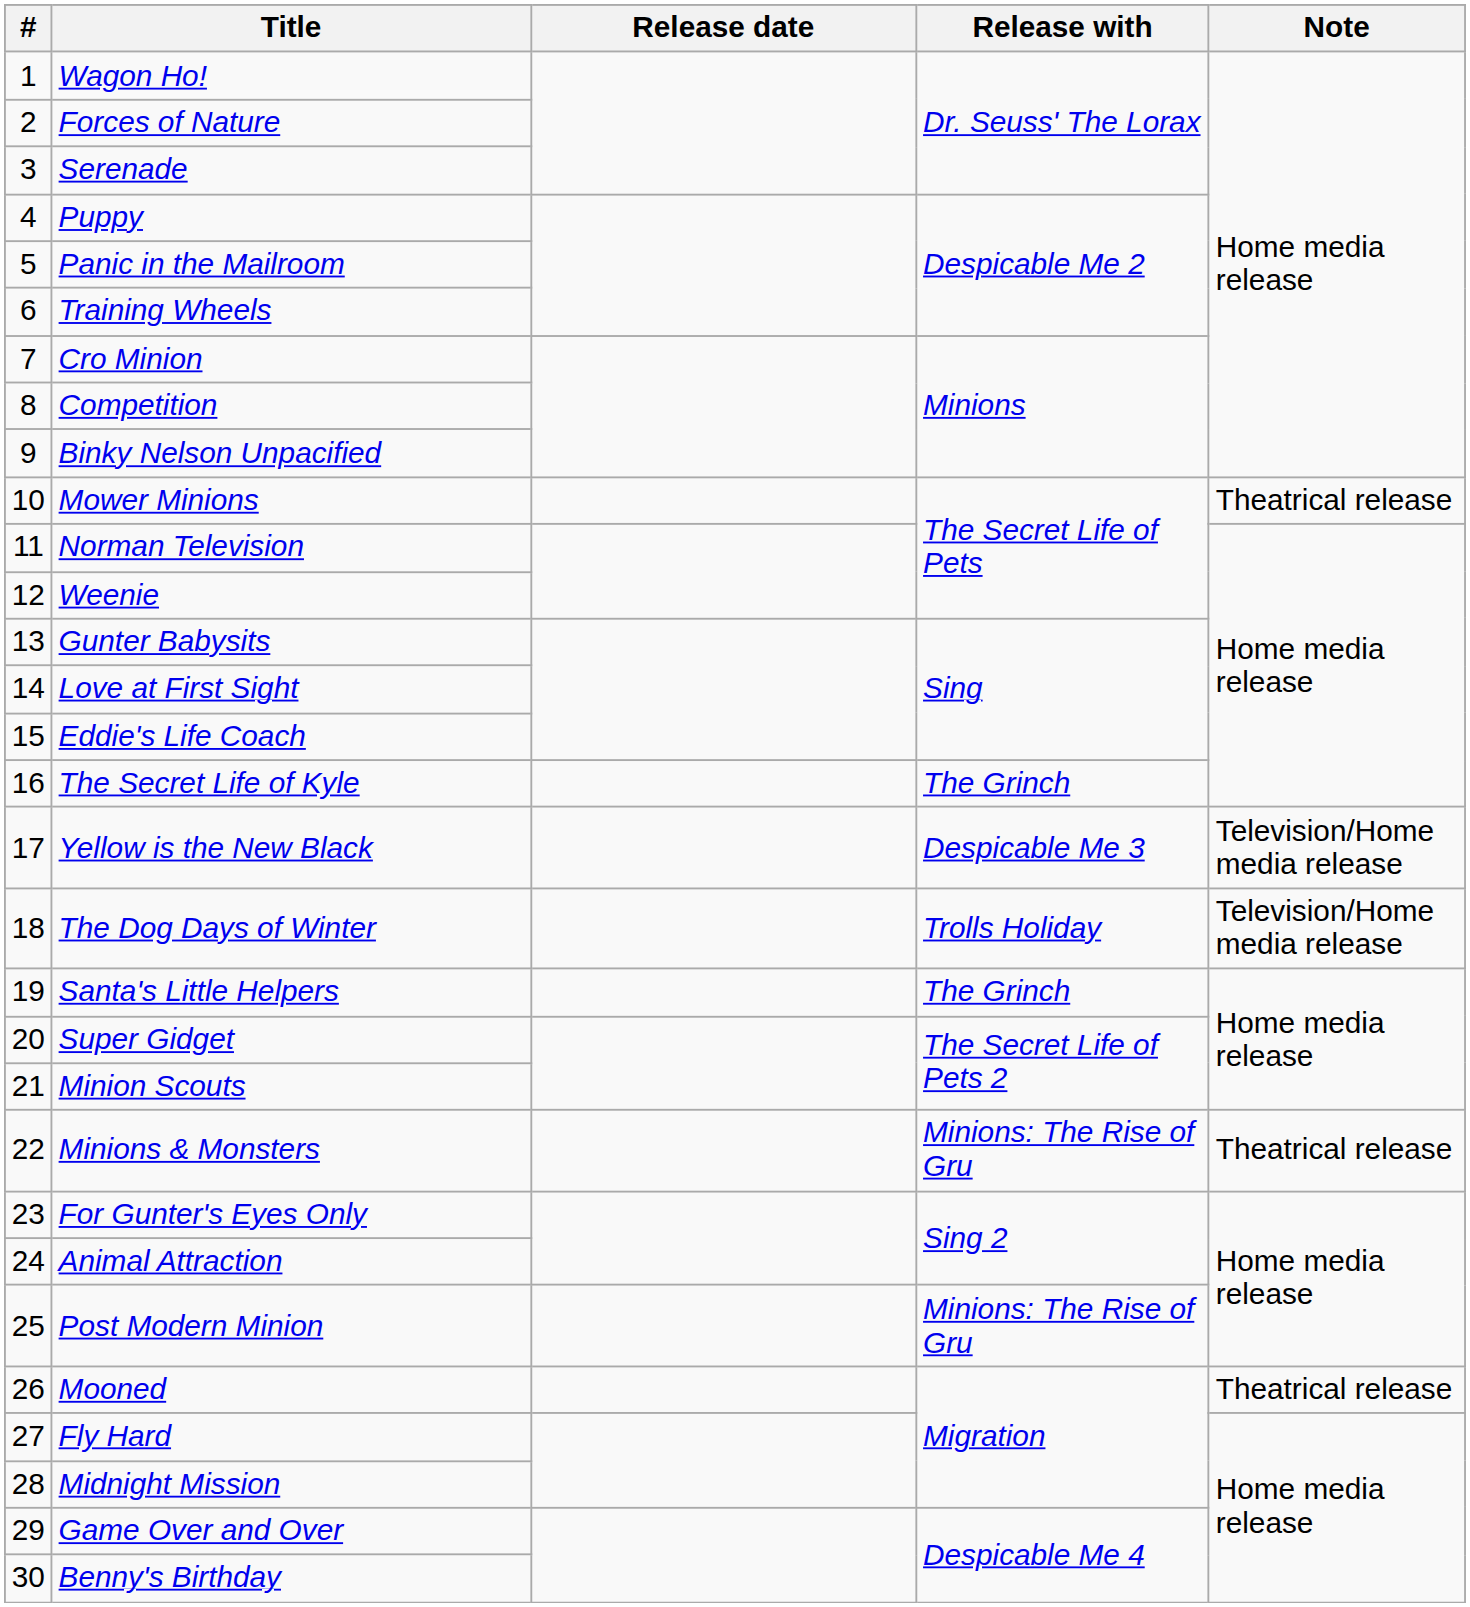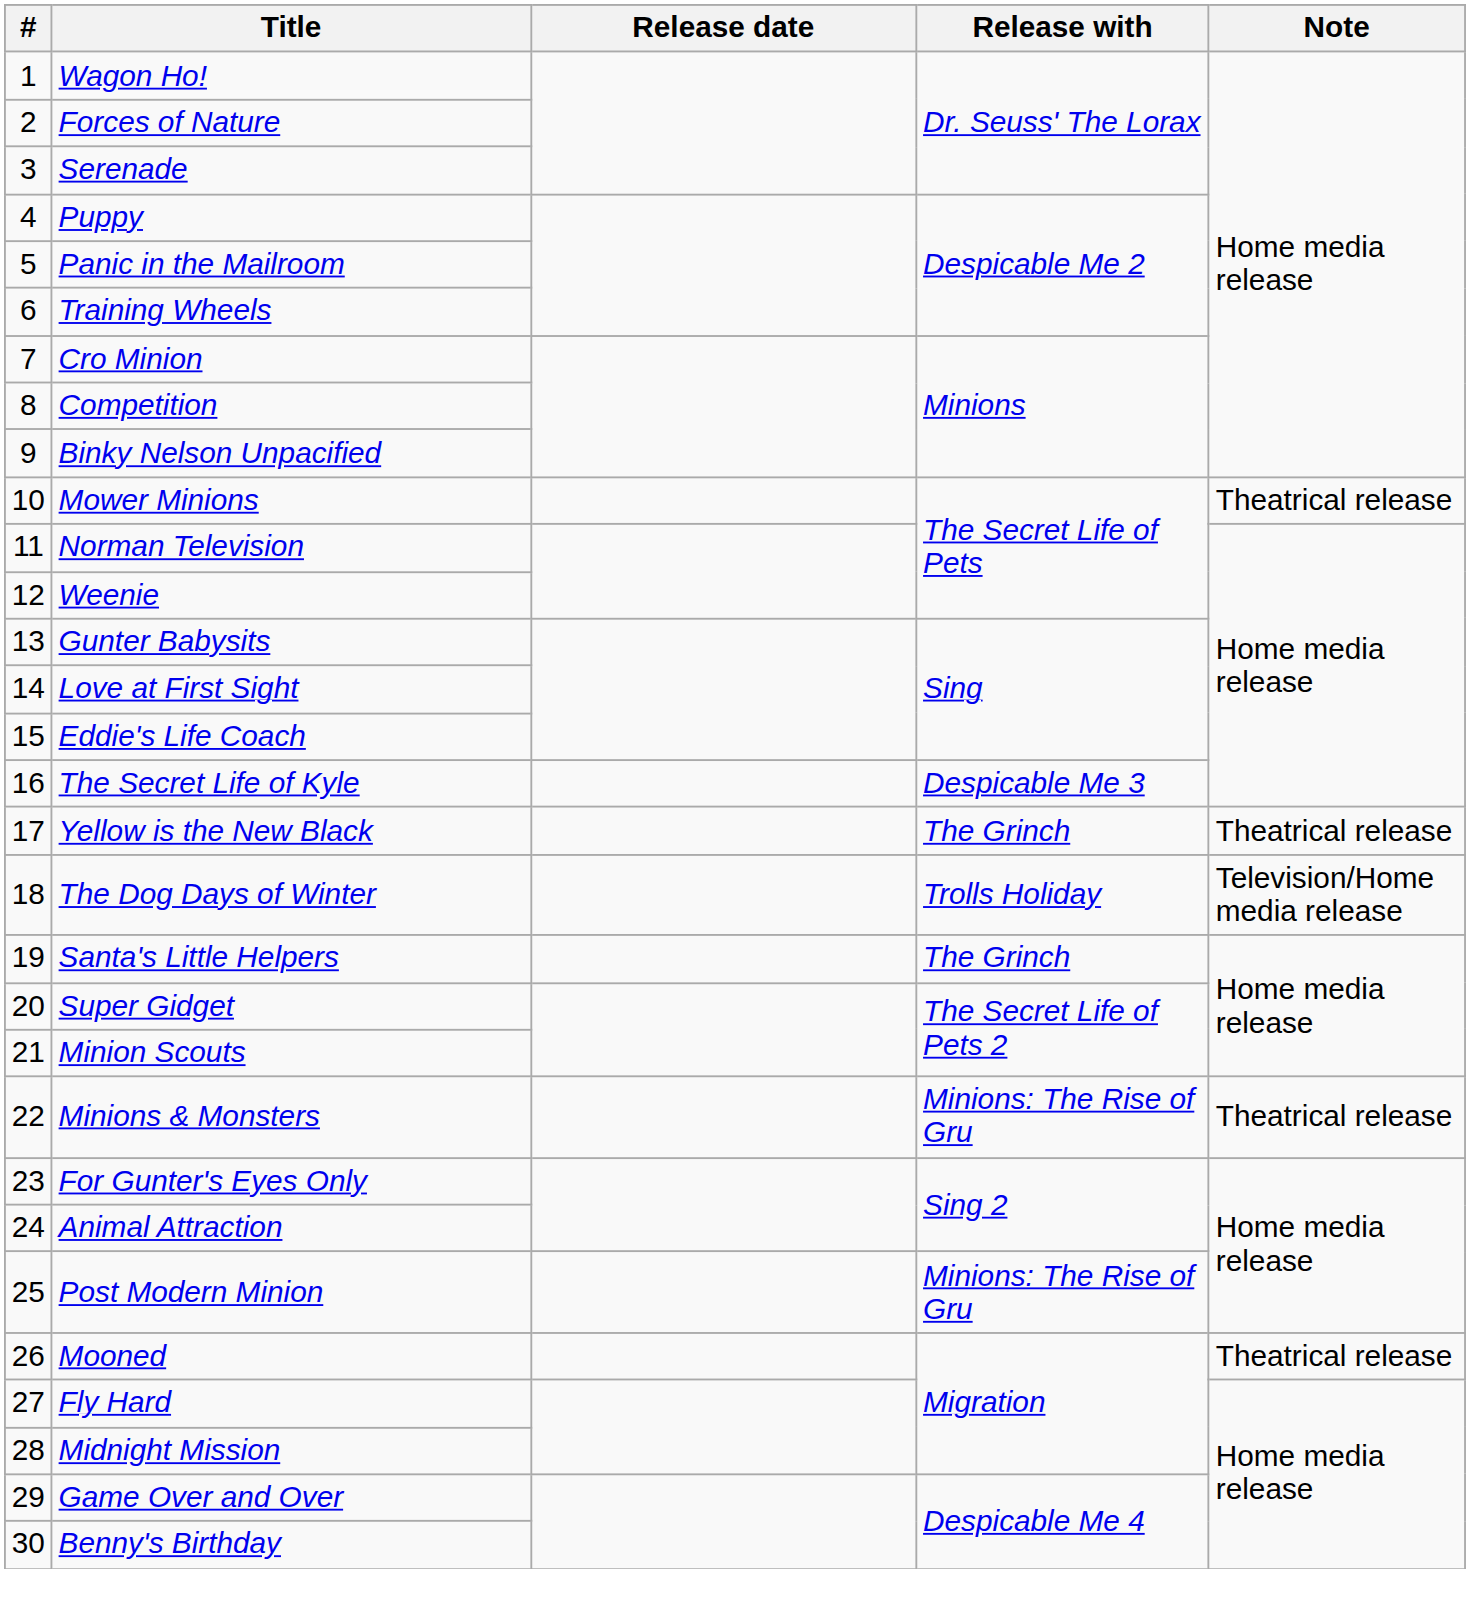(997, 783) The Grinch -> (1034, 783) Despicable Me 3
(1034, 847) Despicable Me 3 -> (997, 830) The Grinch
(1325, 847) Television/Home media release -> (1334, 830) Theatrical release
